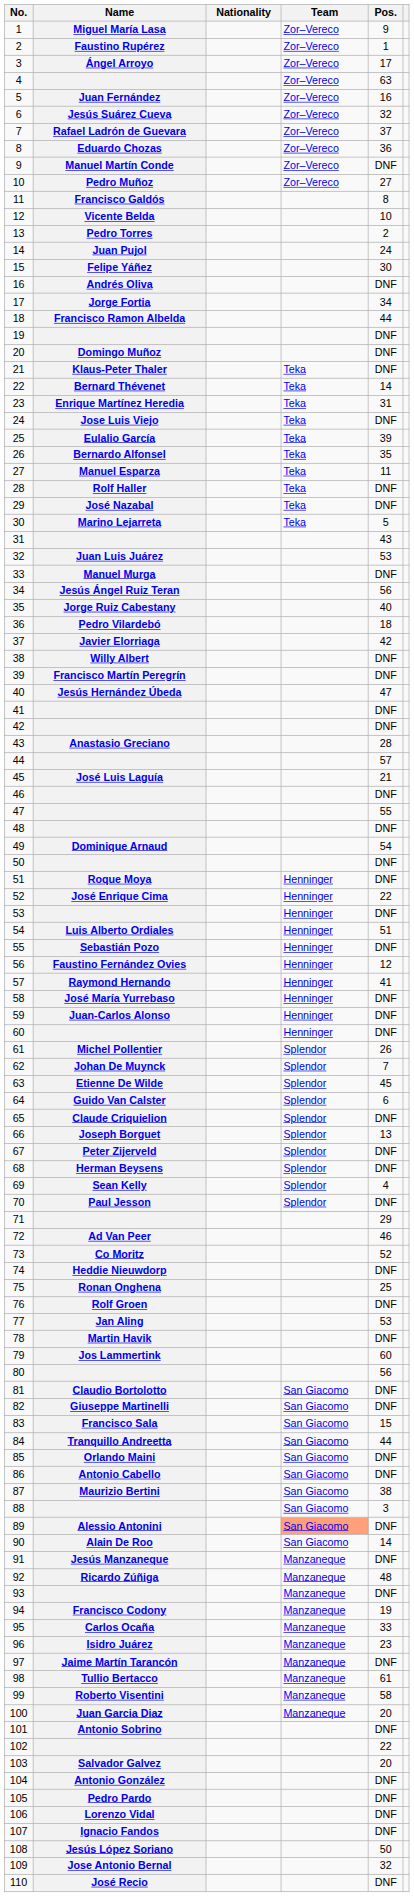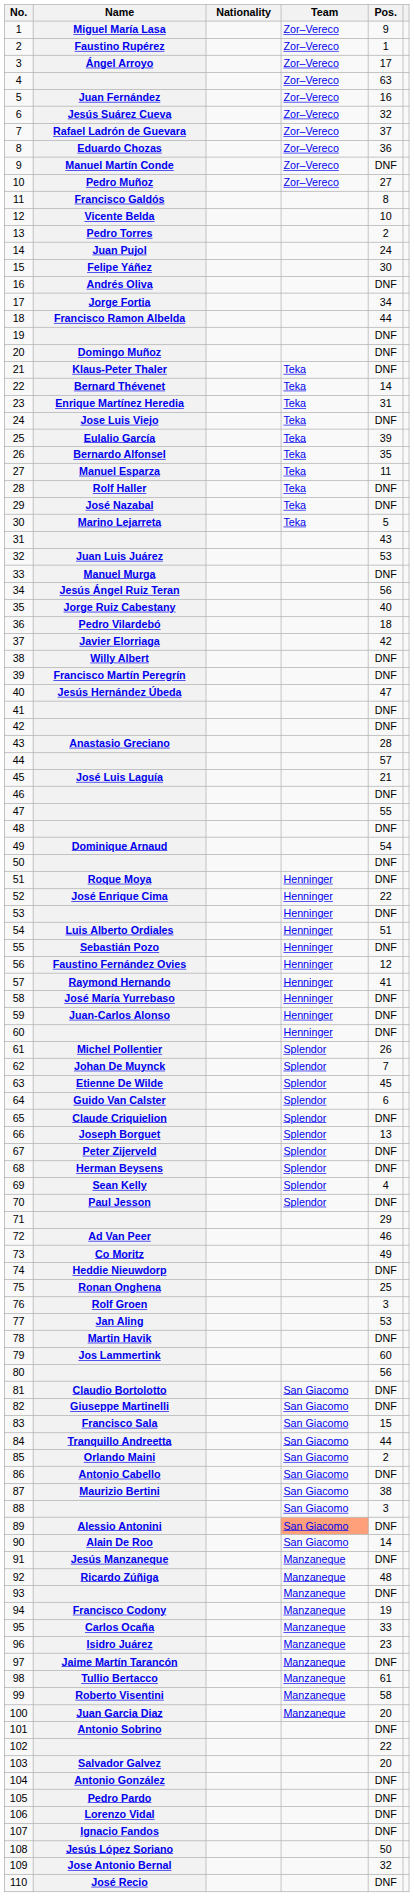(386, 1254) 52 -> (386, 1254) 49
(386, 1305) DNF -> (386, 1305) 3
(386, 1458) DNF -> (386, 1458) 2
